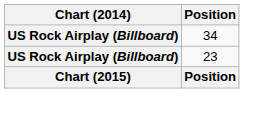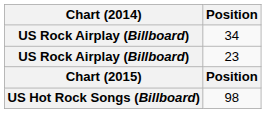+ row: (232, 98)
